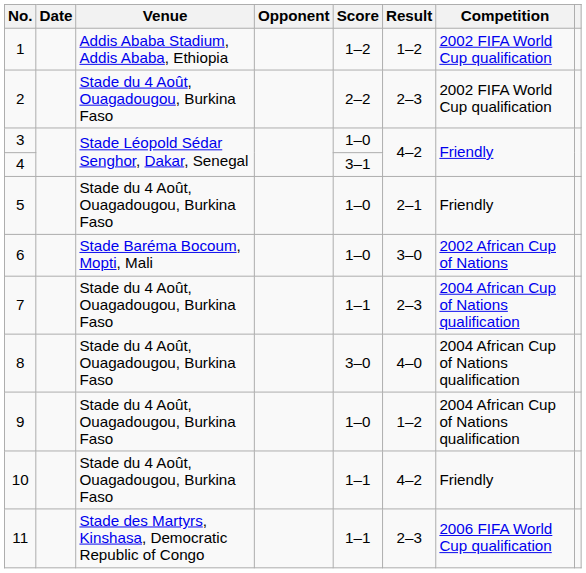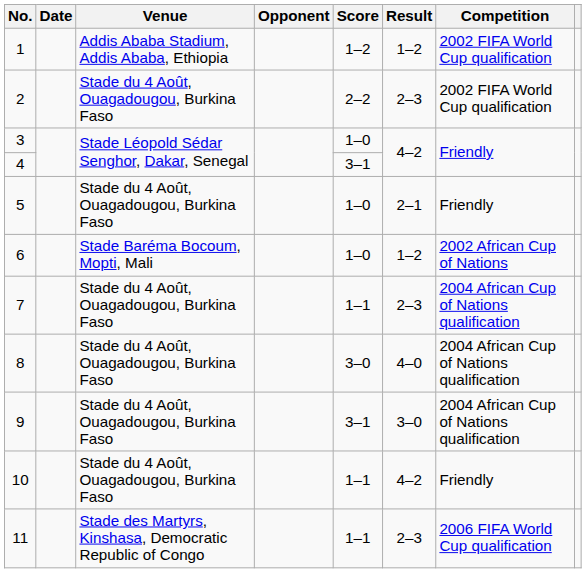(409, 255) 3–0 -> (409, 255) 1–2
(358, 421) 1–0 -> (358, 421) 3–1
(409, 421) 1–2 -> (409, 421) 3–0
